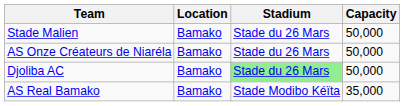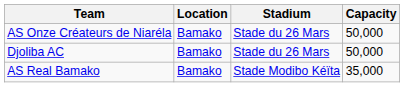- row: (43, 33)
(281, 71) lightgreen background -> (281, 52) no background
